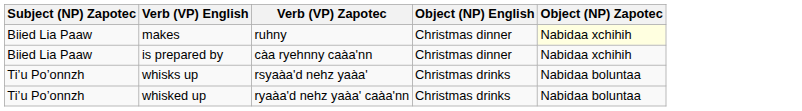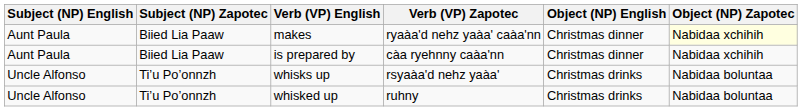+ column: (70, 14)
(271, 34) ruhny -> (464, 34) ryaàa'd nehz yaàa' caàa'nn
(332, 95) ryaàa'd nehz yaàa' caàa'nn -> (402, 95) ruhny
